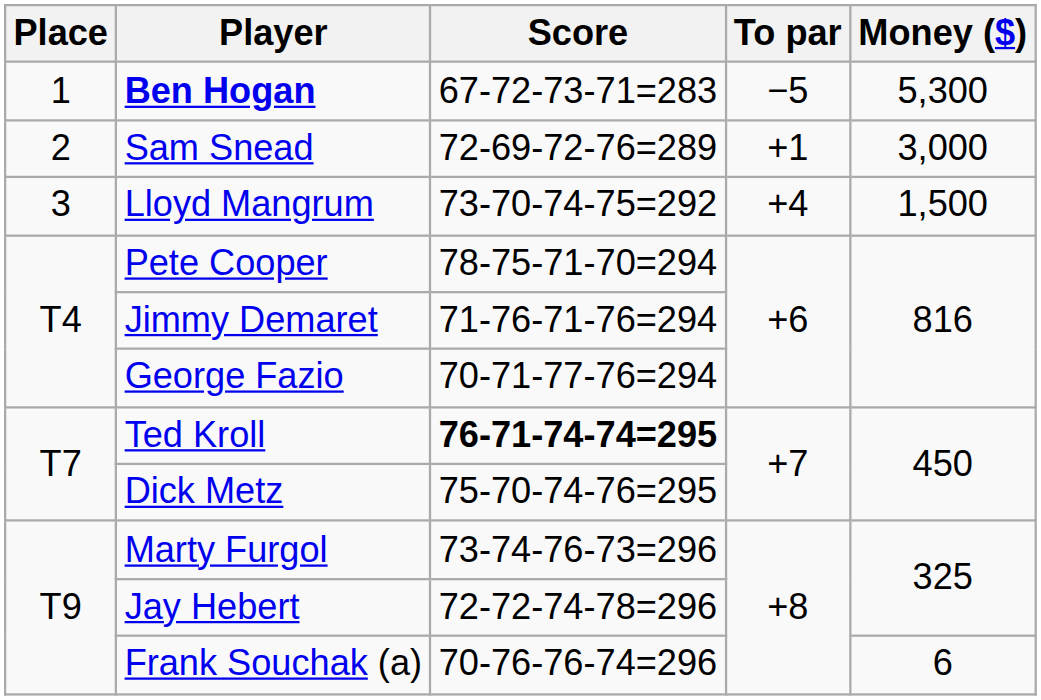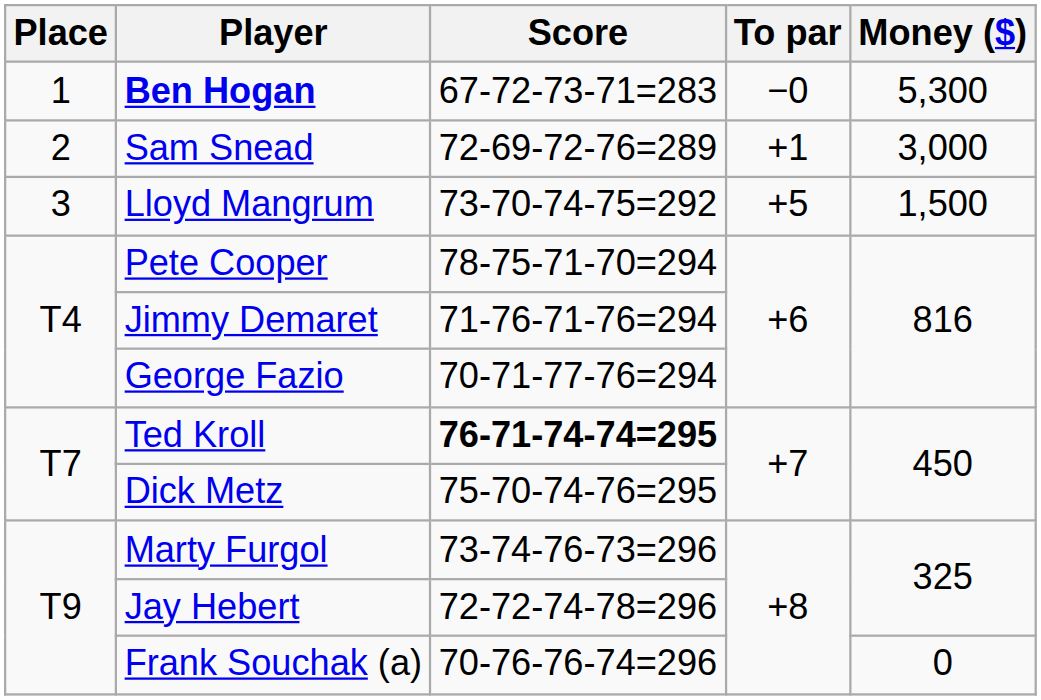(788, 90) −5 -> (788, 90) −0
(788, 205) +4 -> (788, 205) +5
(943, 663) 6 -> (943, 663) 0
